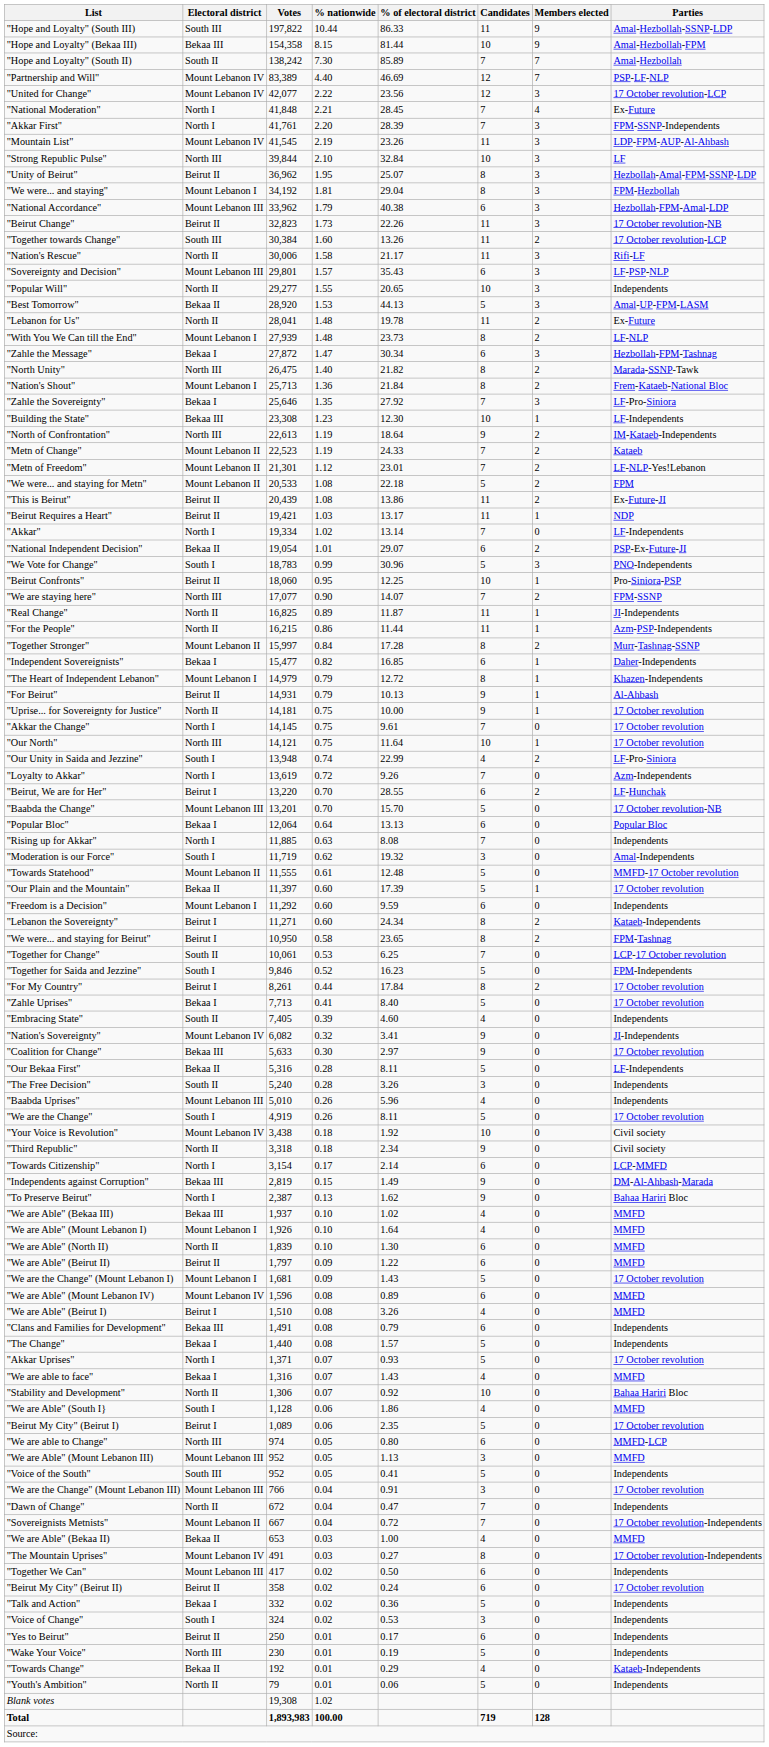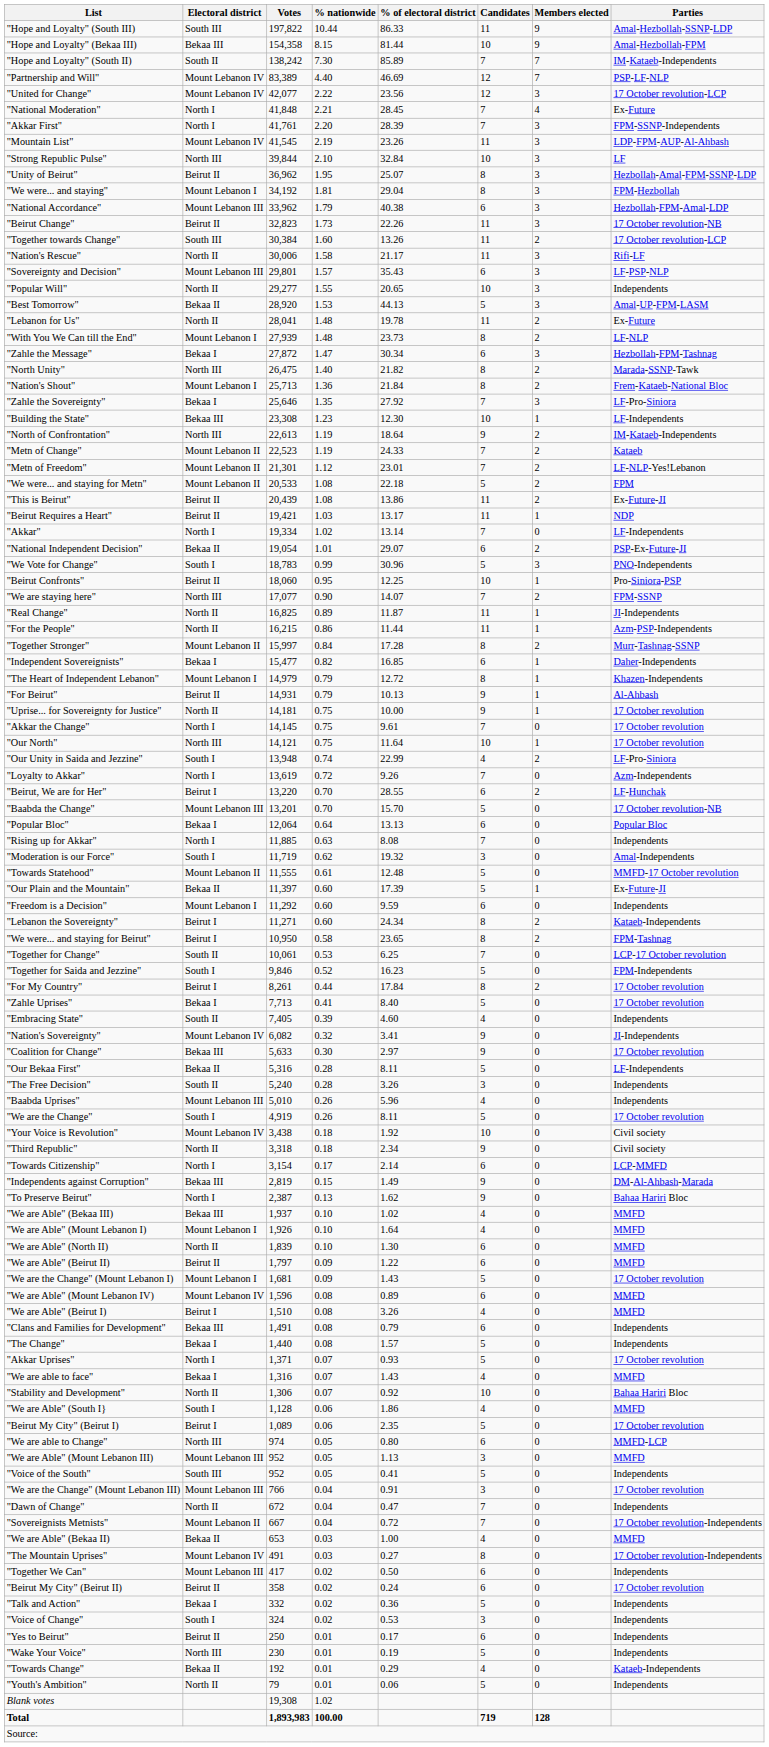(648, 61) Amal-Hezbollah -> (665, 61) IM-Kataeb-Independents
(659, 889) 17 October revolution -> (640, 889) Ex-Future-JI
